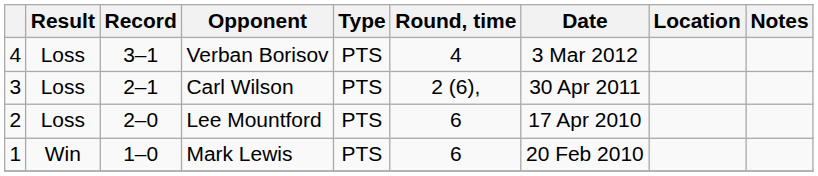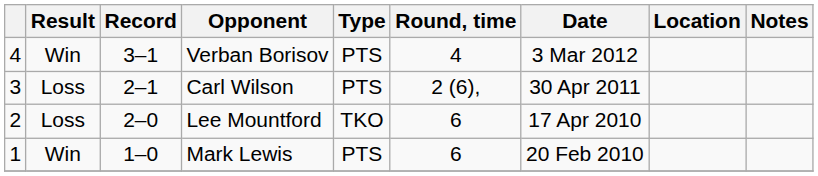(63, 54) Loss -> (63, 54) Win
(362, 120) PTS -> (362, 120) TKO
